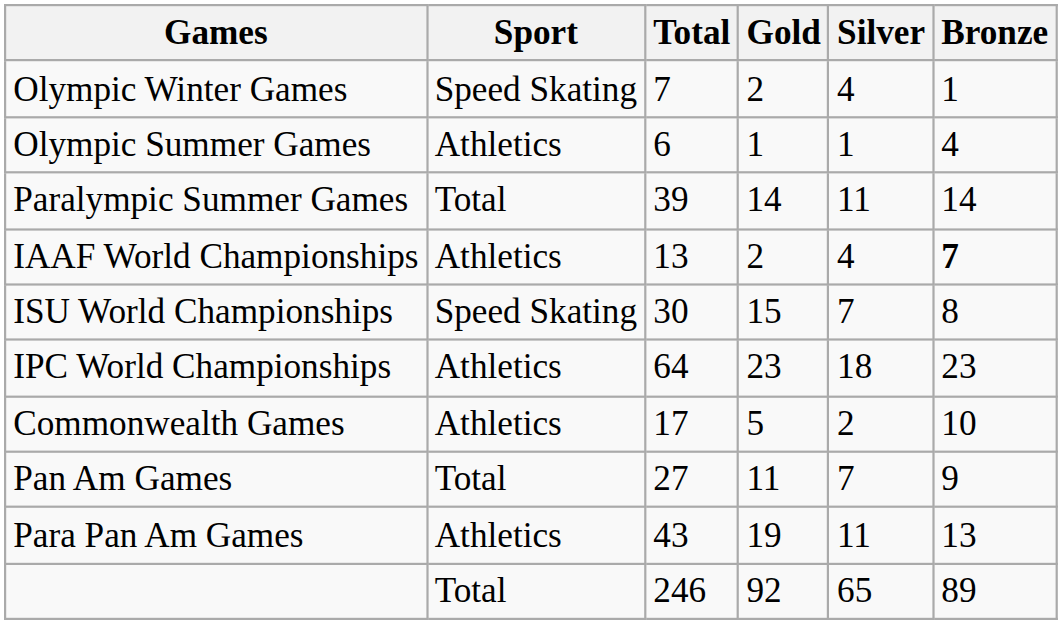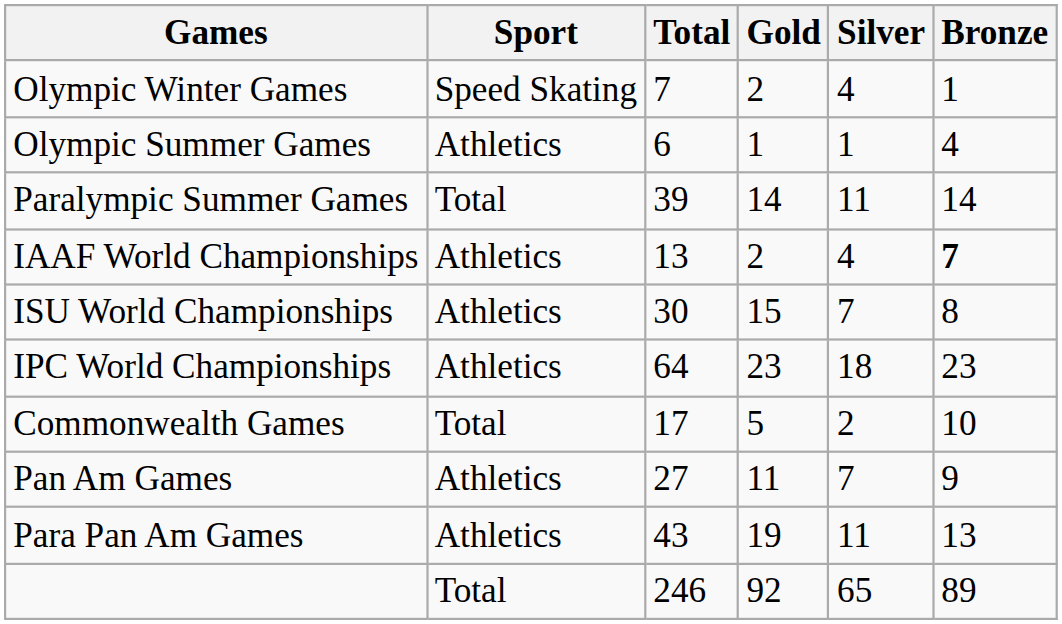(536, 311) Speed Skating -> (498, 311) Athletics
(498, 423) Athletics -> (471, 423) Total
(471, 479) Total -> (498, 479) Athletics
